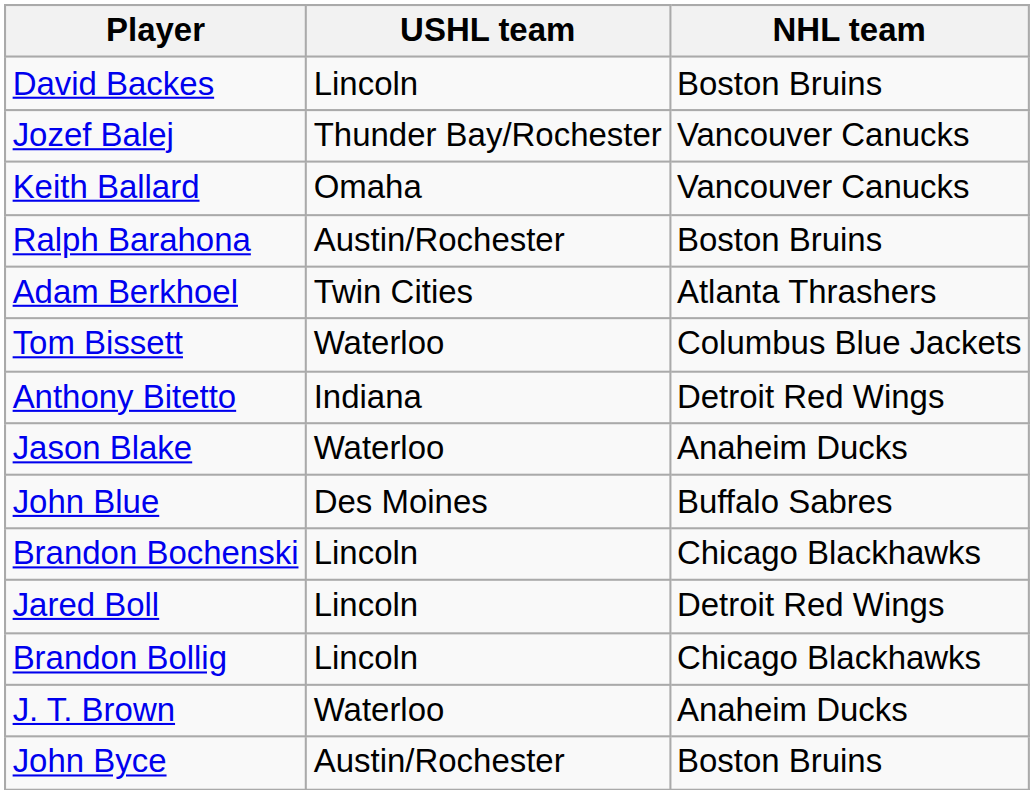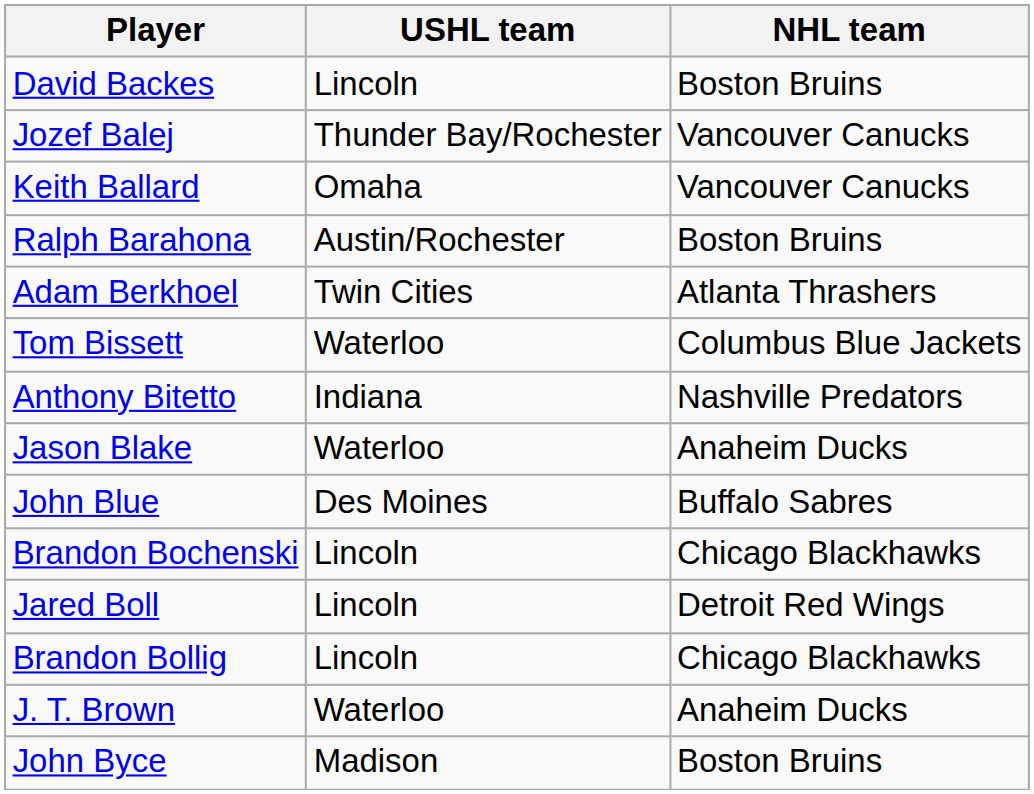(811, 396) Detroit Red Wings -> (820, 396) Nashville Predators
(439, 762) Austin/Rochester -> (376, 762) Madison
